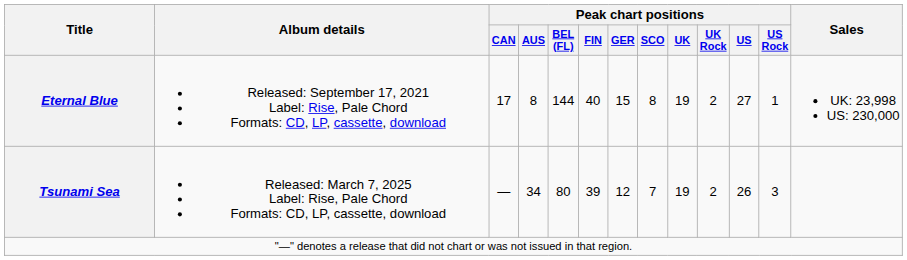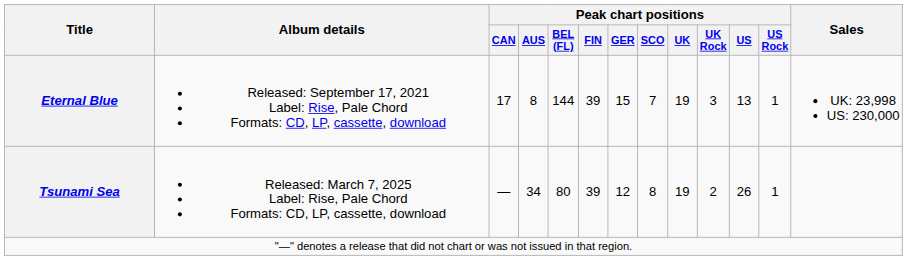(593, 100) 40 -> (593, 100) 39
(653, 100) 8 -> (653, 100) 7
(713, 100) 2 -> (713, 100) 3
(744, 100) 27 -> (744, 100) 13
(653, 192) 7 -> (653, 192) 8
(775, 192) 3 -> (775, 192) 1
